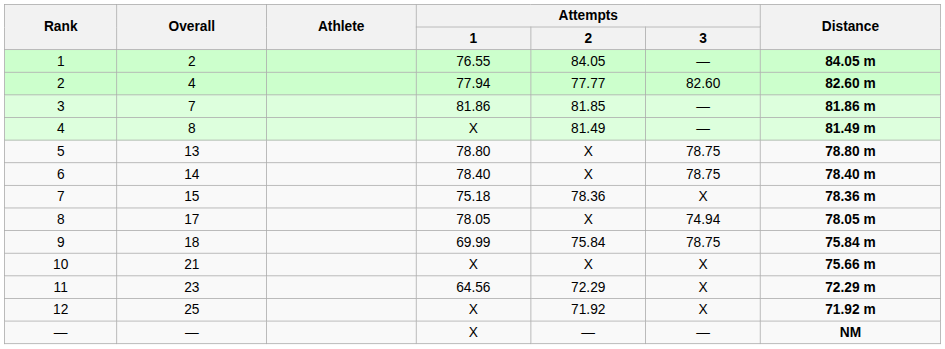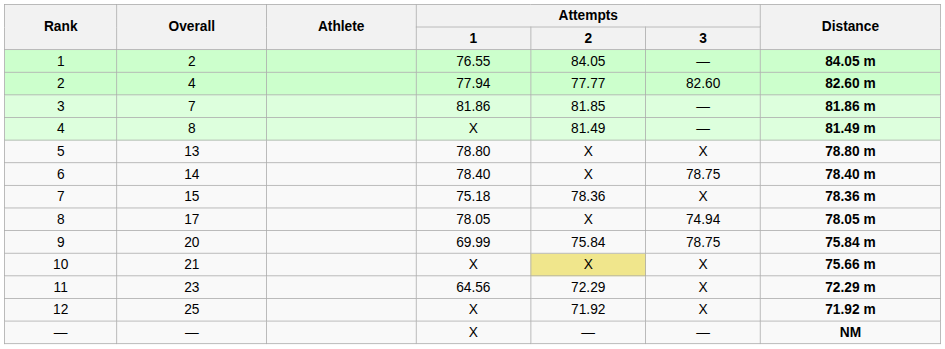(703, 151) 78.75 -> (703, 151) X
(192, 241) 18 -> (192, 241) 20
(588, 264) no background -> (588, 264) khaki background
